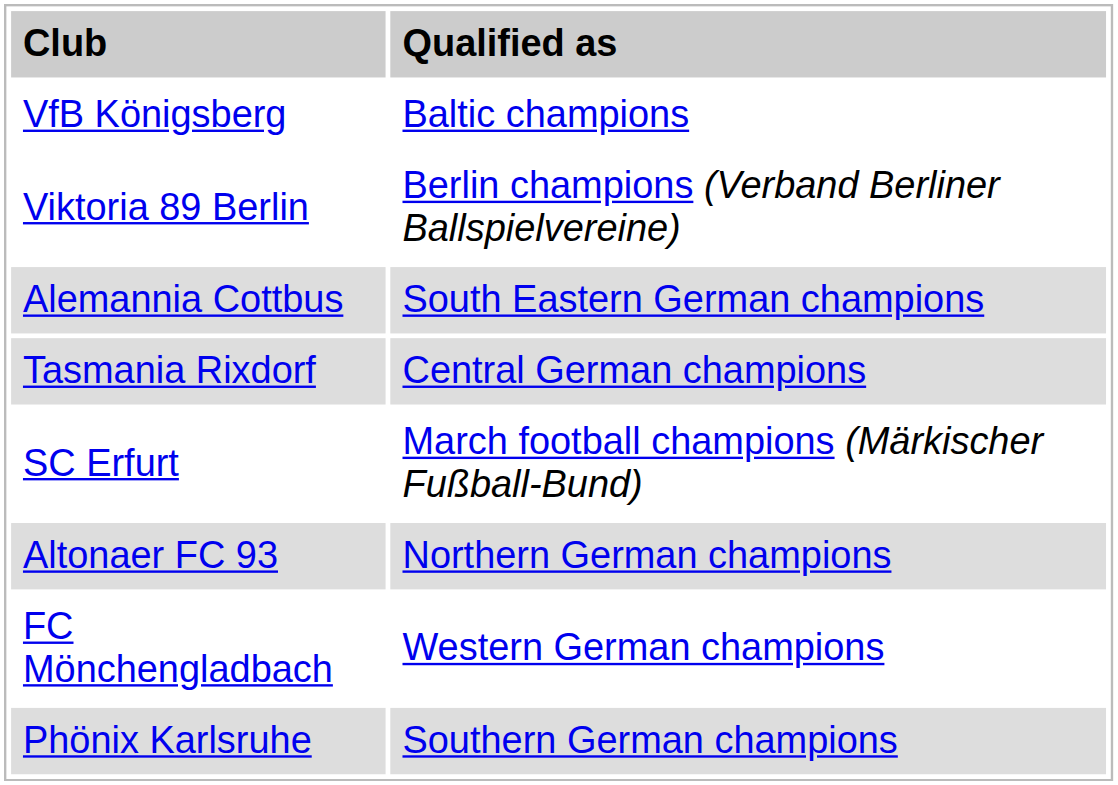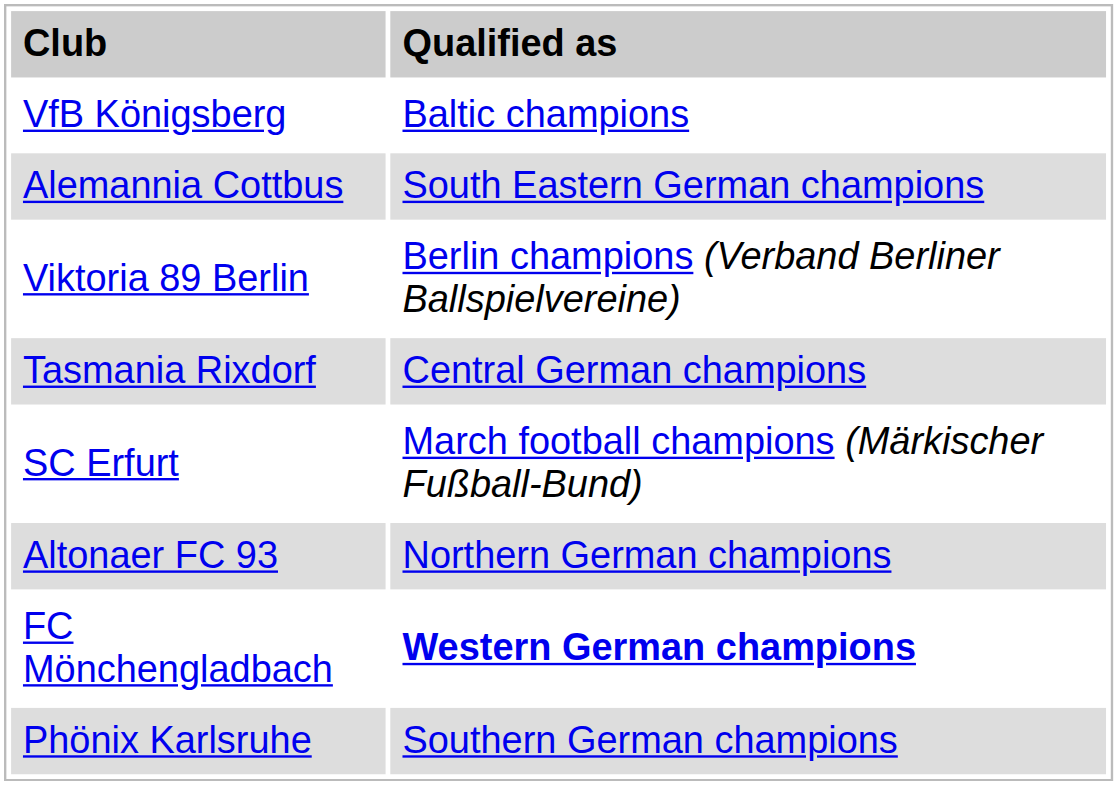rows swapped: (183, 299) <-> (166, 207)
(643, 647) normal -> (659, 647) bold
